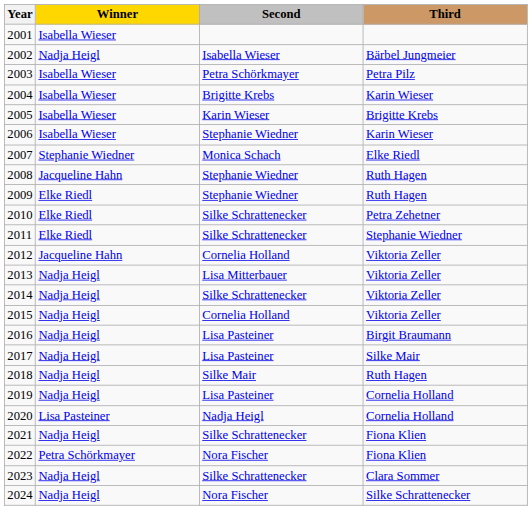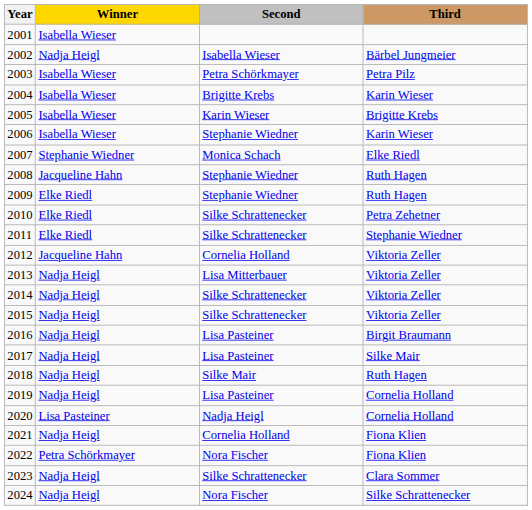(246, 315) Cornelia Holland -> (254, 315) Silke Schrattenecker
(254, 435) Silke Schrattenecker -> (246, 435) Cornelia Holland
